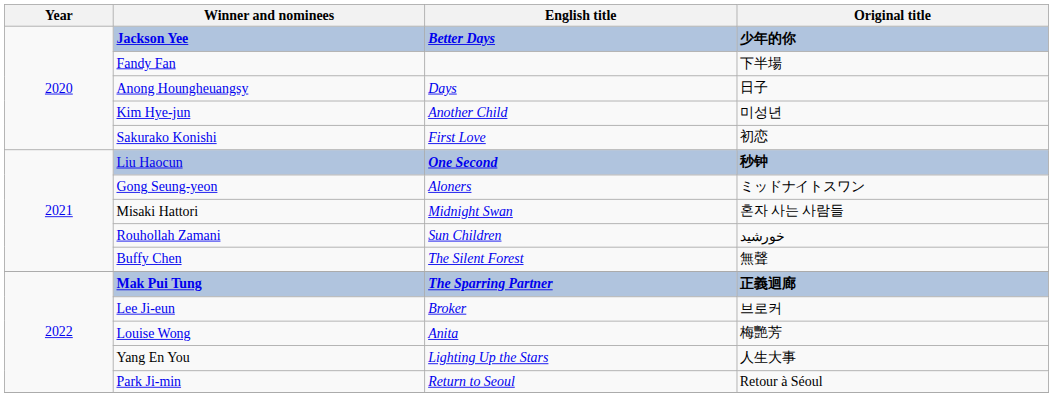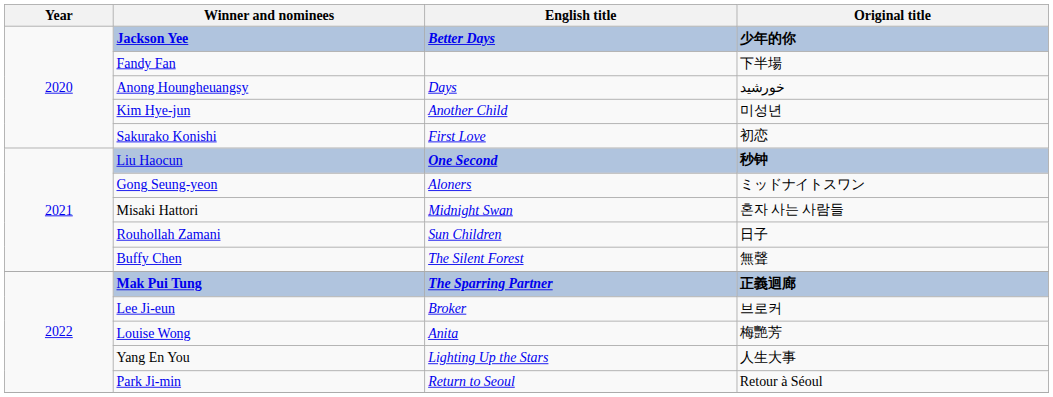(754, 87) 日子 -> (762, 87) خورشید
(762, 235) خورشید -> (754, 234) 日子
